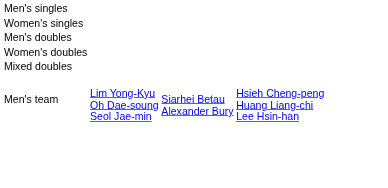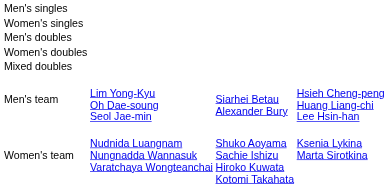+ row: (39, 155)
